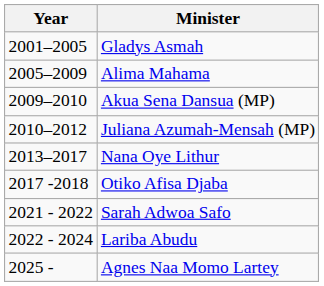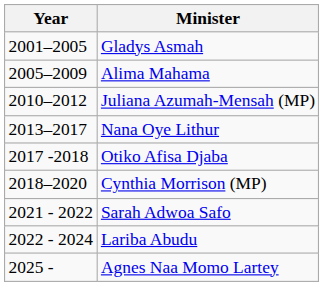- row: (188, 101)
+ row: (184, 184)
